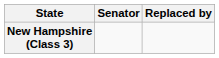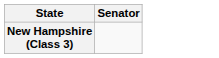- column: (178, 13)
